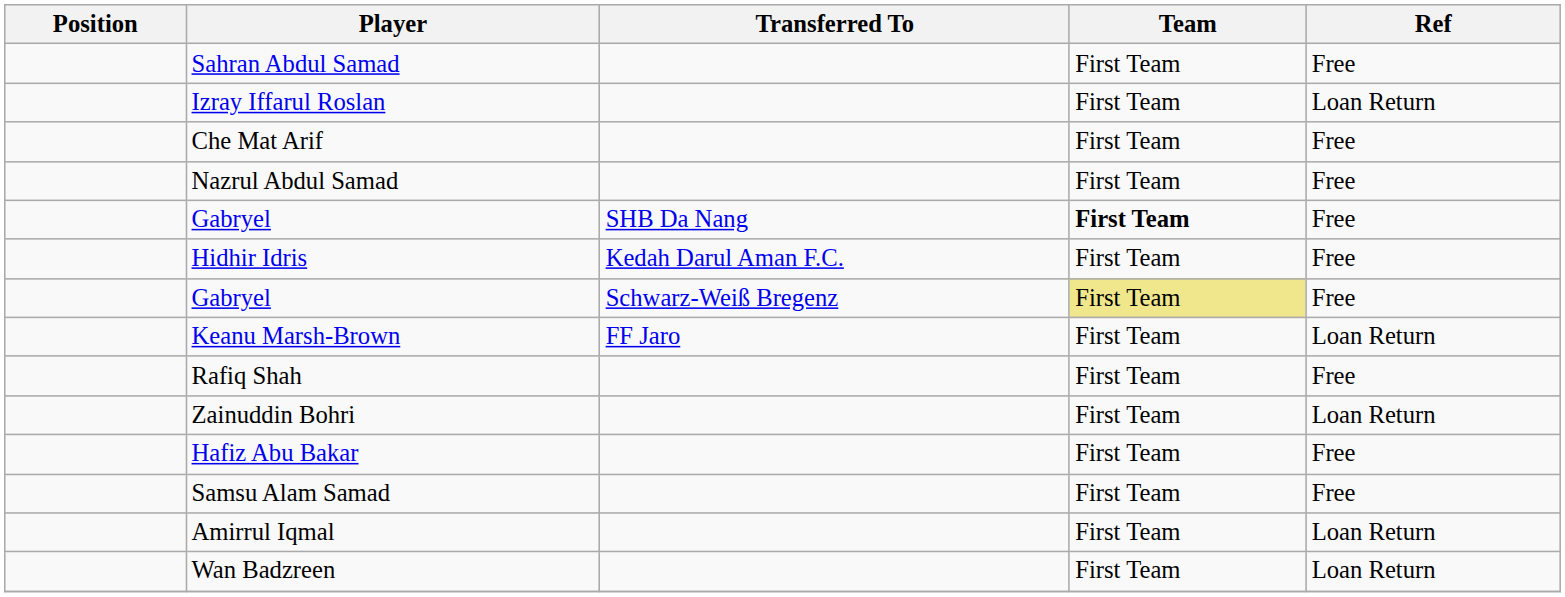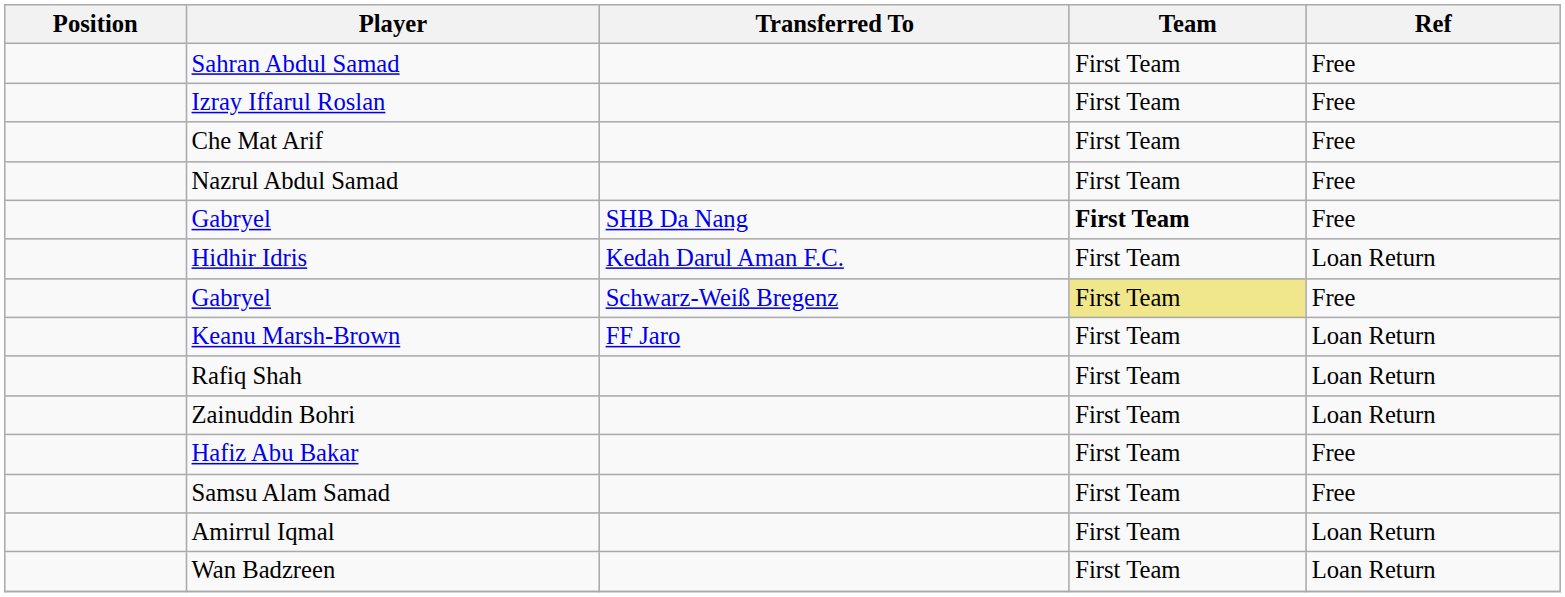(1374, 102) Loan Return -> (1334, 102) Free
(1334, 258) Free -> (1374, 258) Loan Return
(1334, 375) Free -> (1374, 375) Loan Return
